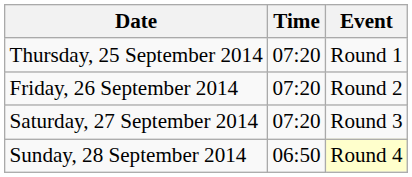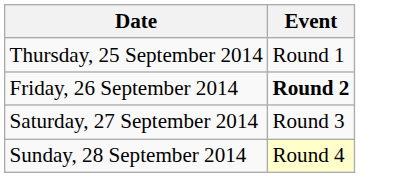- column: (297, 21)
(366, 88) normal -> (311, 88) bold
